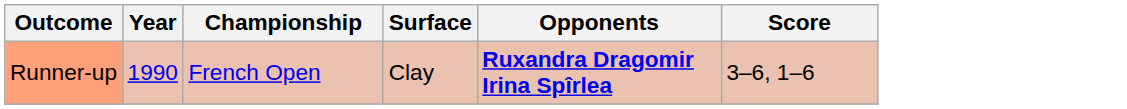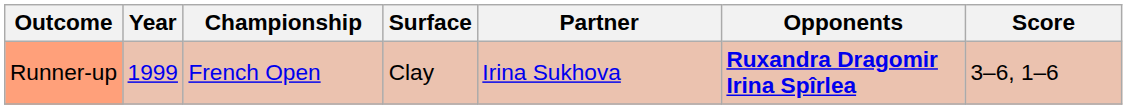+ column: (599, 22)
(153, 72) 1990 -> (153, 72) 1999
